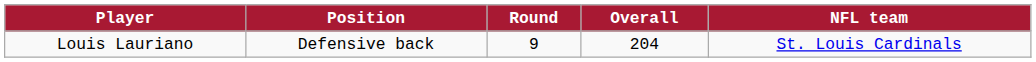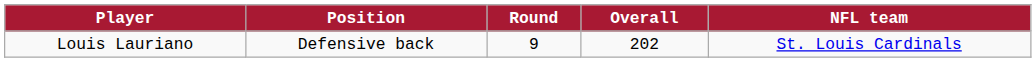(644, 44) 204 -> (644, 44) 202
